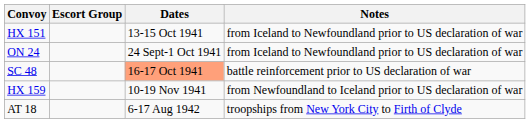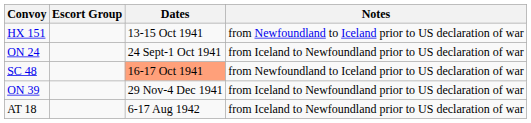(375, 33) from Iceland to Newfoundland prior to US declaration of war -> (376, 33) from Newfoundland to Iceland prior to US declaration of war
(349, 71) battle reinforcement prior to US declaration of war -> (376, 71) from Newfoundland to Iceland prior to US declaration of war
- row: (26, 90)
+ row: (23, 90)
(344, 109) troopships from New York City to Firth of Clyde -> (376, 109) from Iceland to Newfoundland prior to US declaration of war
